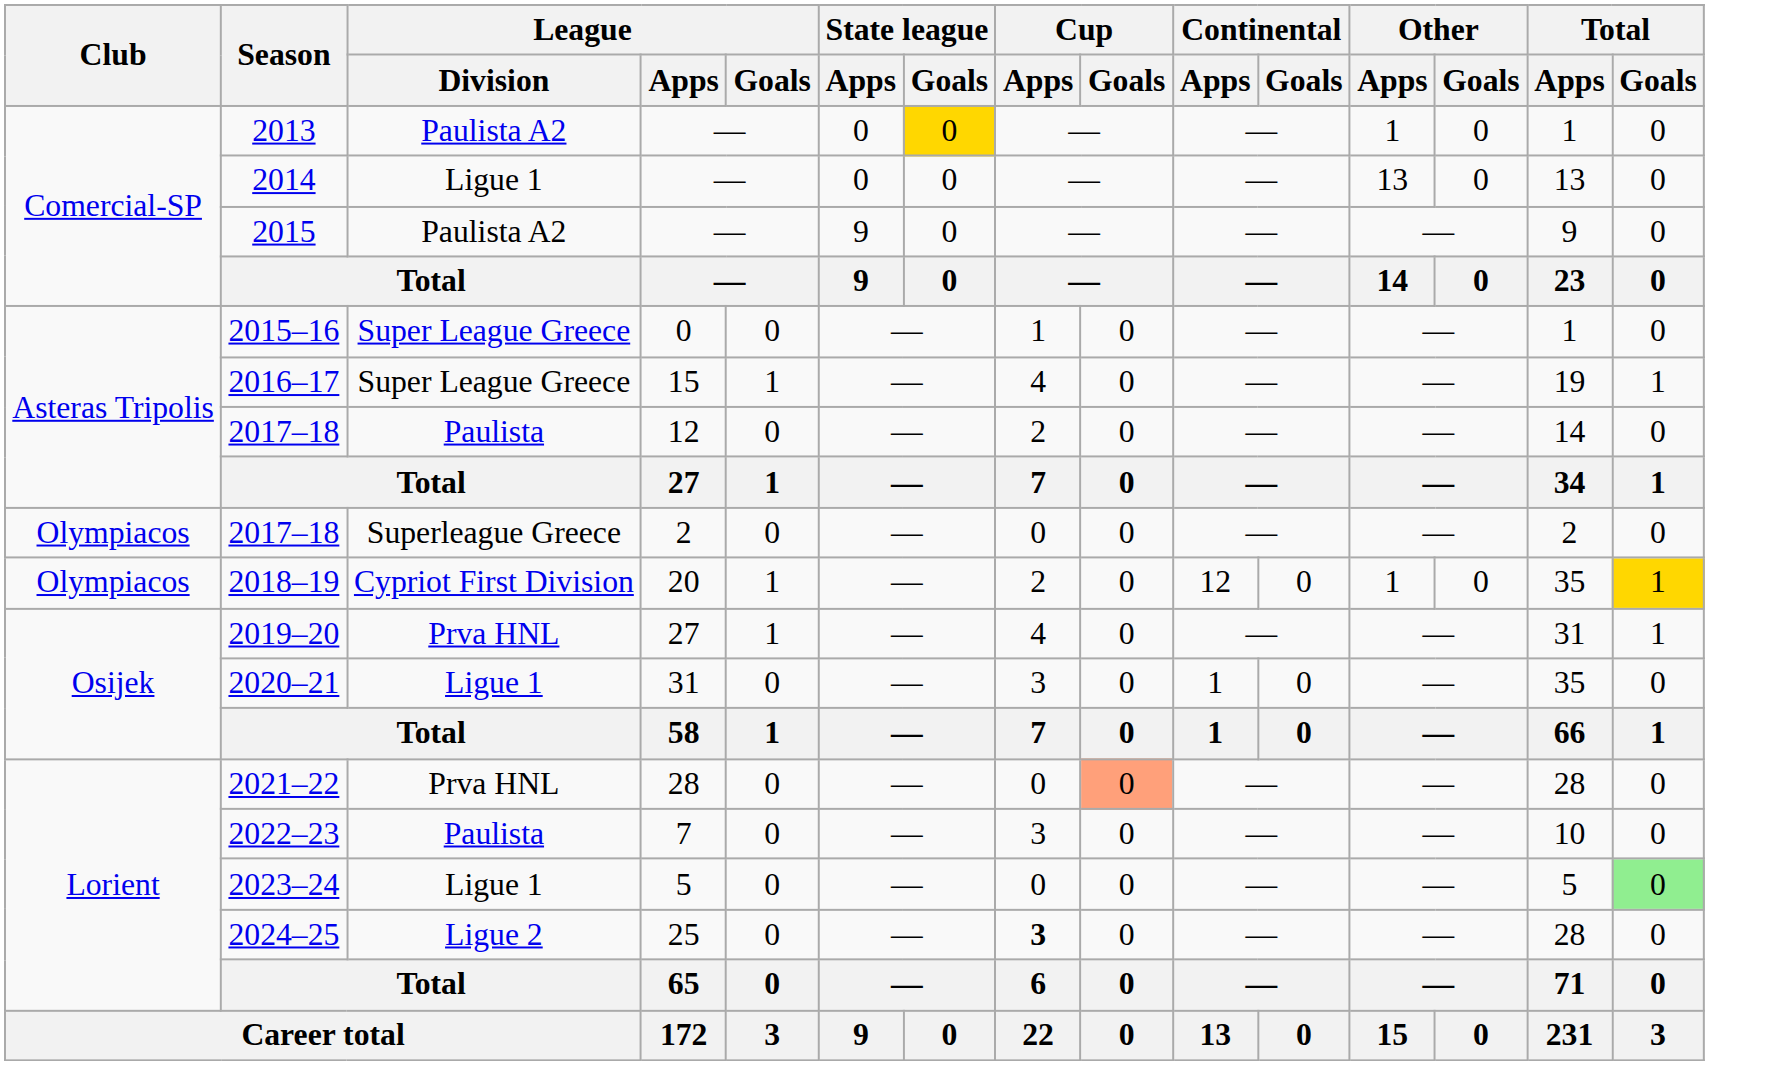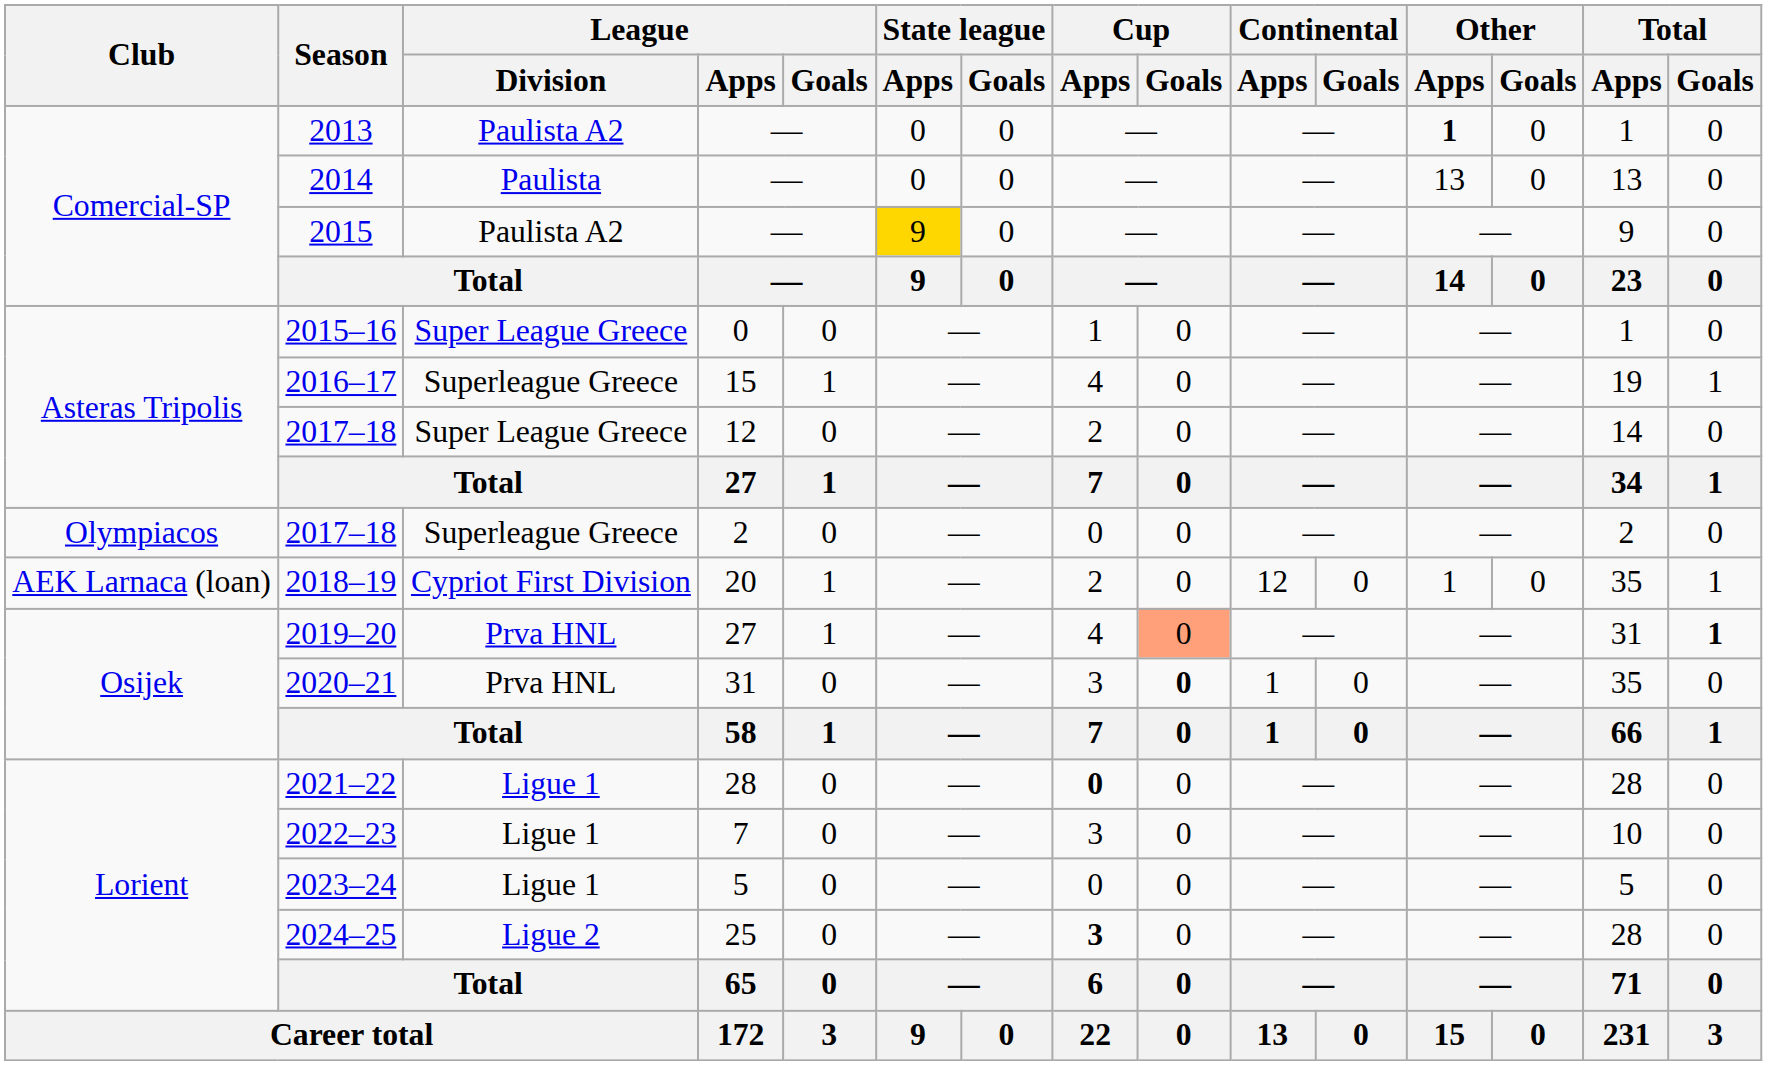(949, 130) gold background -> (1006, 130) no background
(1392, 130) normal -> (1449, 130) bold
(494, 180) Ligue 1 -> (551, 180) Paulista
(861, 230) no background -> (918, 230) gold background
(494, 381) Super League Greece -> (551, 381) Superleague Greece
(494, 431) Paulista -> (551, 431) Super League Greece
(113, 582) Olympiacos -> (142, 582) AEK Larnaca (loan)
(1658, 582) gold background -> (1715, 582) no background
(1127, 632) no background -> (1184, 632) lightsalmon background
(1658, 632) normal -> (1715, 632) bold
(494, 682) Ligue 1 -> (551, 682) Prva HNL
(1127, 682) normal -> (1184, 682) bold
(494, 783) Prva HNL -> (551, 783) Ligue 1
(1038, 783) normal -> (1095, 783) bold
(1127, 783) lightsalmon background -> (1184, 783) no background
(494, 833) Paulista -> (551, 833) Ligue 1
(1658, 883) lightgreen background -> (1715, 883) no background
